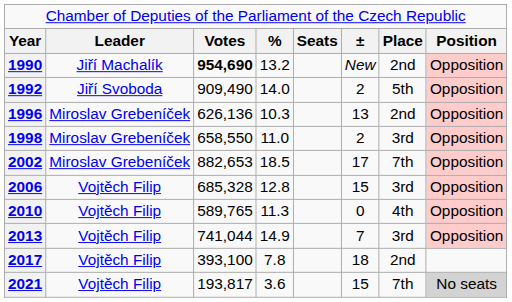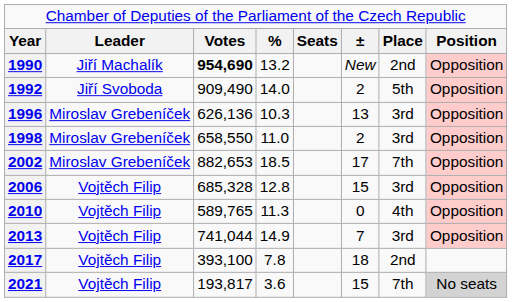(403, 114) 2nd -> (403, 114) 3rd
